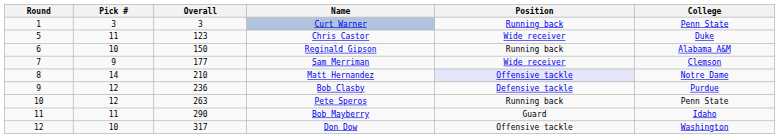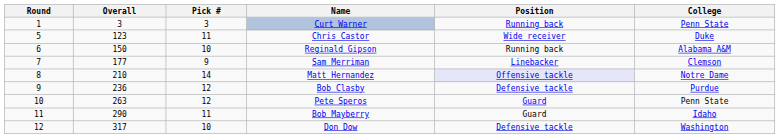columns swapped: (114, 11) <-> (200, 11)
(535, 62) Wide receiver -> (535, 62) Linebacker
(535, 101) Running back -> (535, 101) Guard
(535, 127) Offensive tackle -> (535, 127) Defensive tackle
